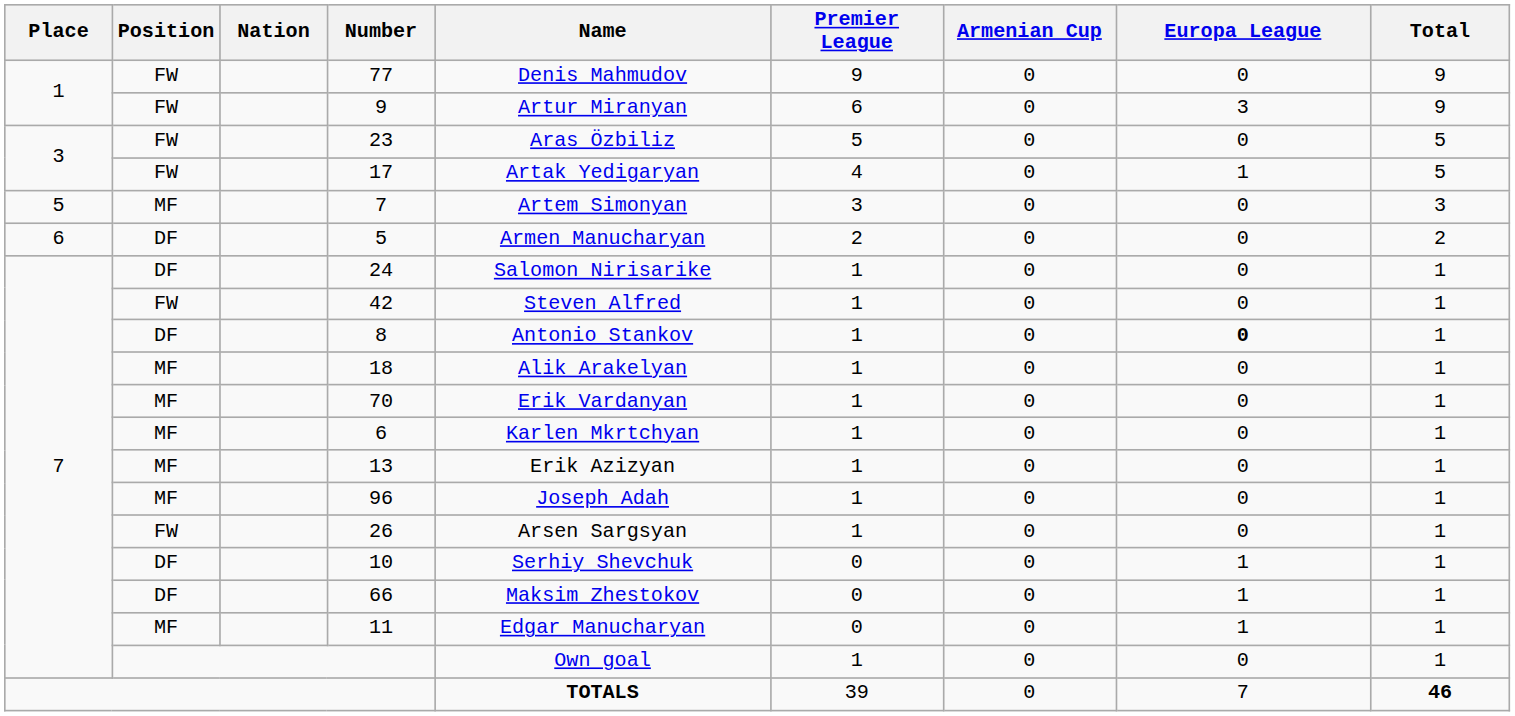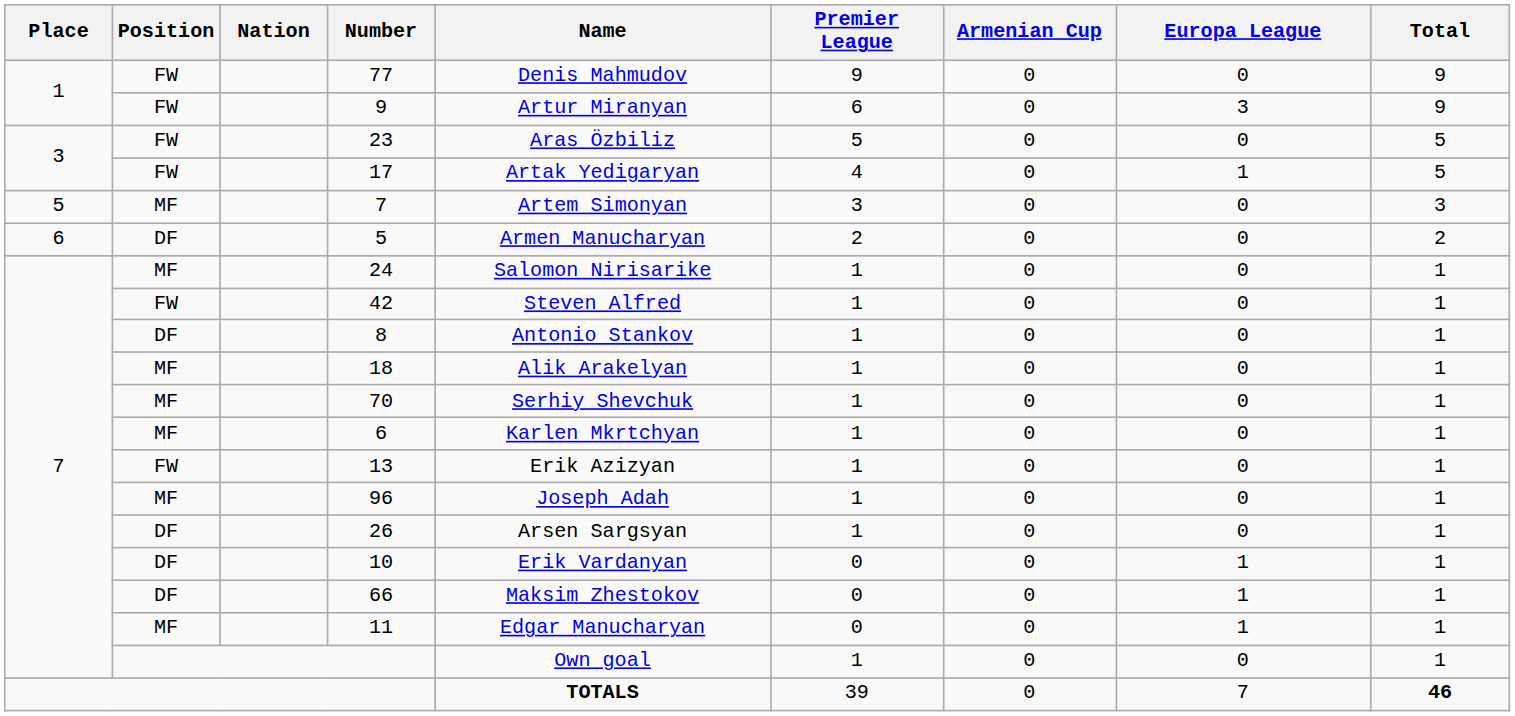(166, 272) DF -> (166, 272) MF
(1243, 337) bold -> (1243, 337) normal
(603, 402) Erik Vardanyan -> (603, 402) Serhiy Shevchuk
(166, 467) MF -> (166, 467) FW
(166, 532) FW -> (166, 532) DF
(603, 564) Serhiy Shevchuk -> (603, 564) Erik Vardanyan
